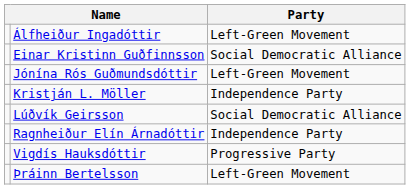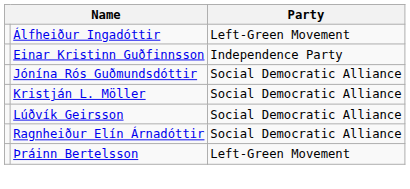(306, 54) Social Democratic Alliance -> (277, 54) Independence Party
(280, 74) Left-Green Movement -> (306, 74) Social Democratic Alliance
(277, 94) Independence Party -> (306, 94) Social Democratic Alliance
(277, 134) Independence Party -> (306, 134) Social Democratic Alliance
- row: (79, 154)
